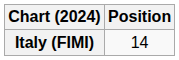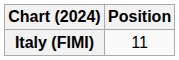(140, 42) 14 -> (140, 42) 11
